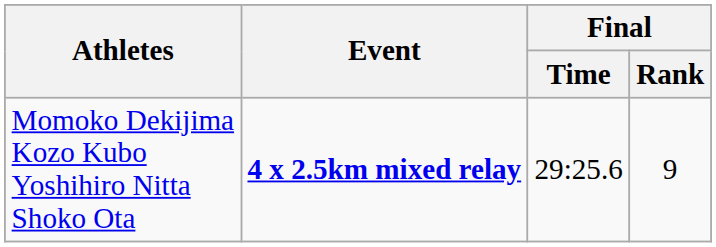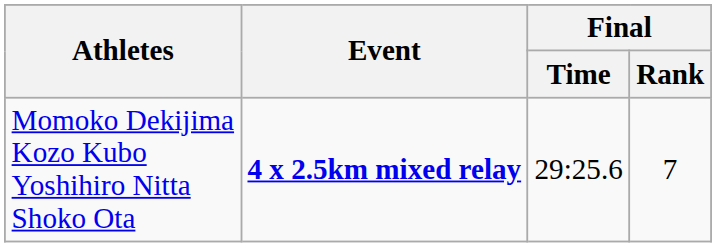(670, 169) 9 -> (670, 169) 7
